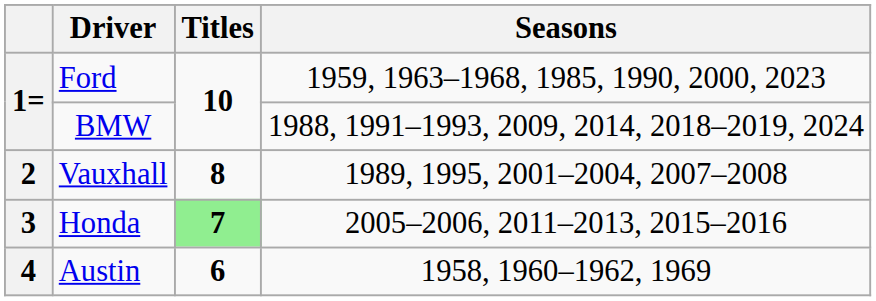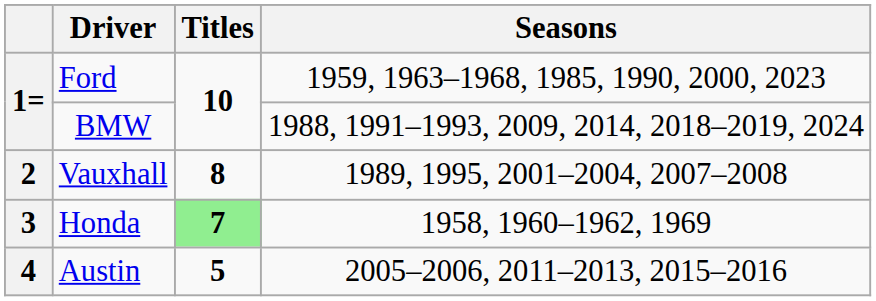(566, 222) 2005–2006, 2011–2013, 2015–2016 -> (566, 222) 1958, 1960–1962, 1969
(218, 271) 6 -> (218, 271) 5
(566, 271) 1958, 1960–1962, 1969 -> (566, 271) 2005–2006, 2011–2013, 2015–2016
